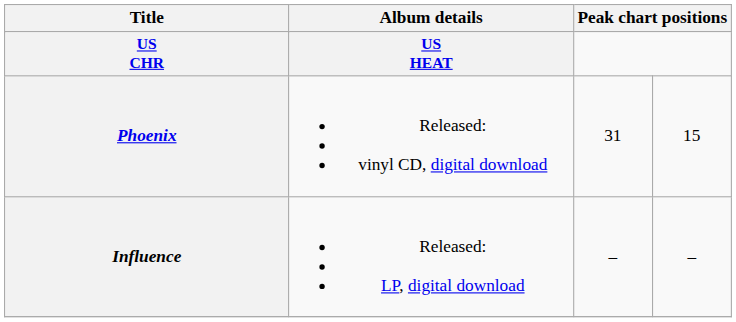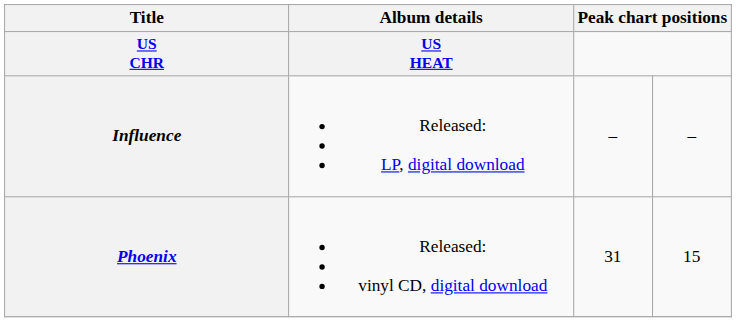rows swapped: (147, 136) <-> (147, 256)
